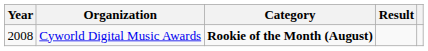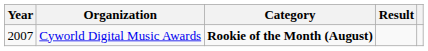(20, 35) 2008 -> (20, 35) 2007
